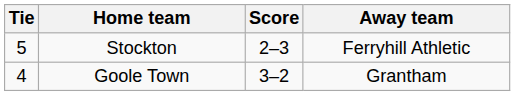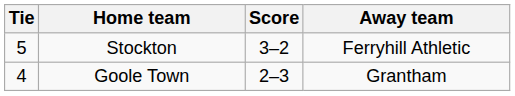(274, 47) 2–3 -> (274, 47) 3–2
(274, 76) 3–2 -> (274, 76) 2–3
